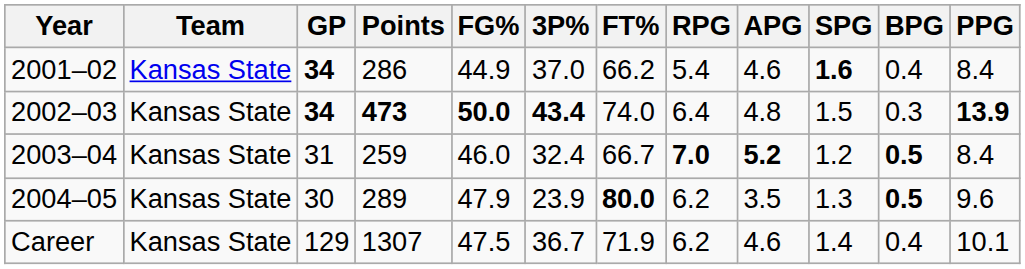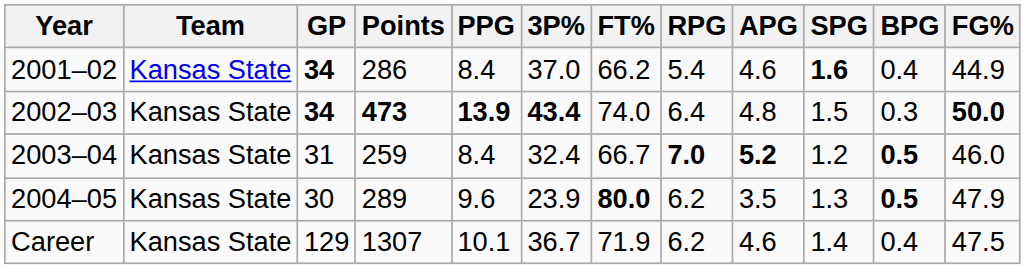columns swapped: (488, 26) <-> (985, 26)
